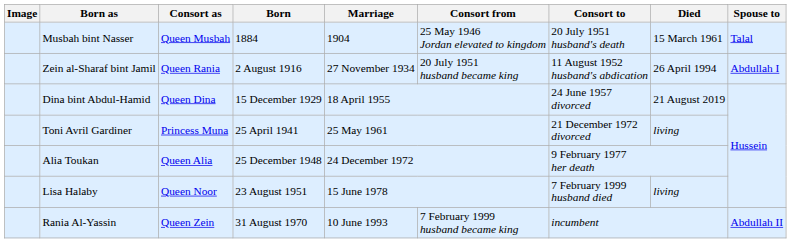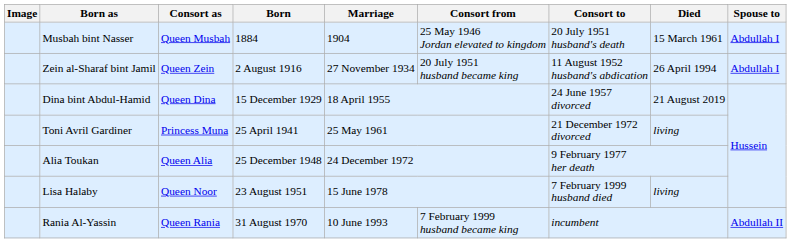(742, 37) Talal -> (755, 37) Abdullah I
(190, 68) Queen Rania -> (188, 68) Queen Zein
(188, 222) Queen Zein -> (190, 222) Queen Rania
